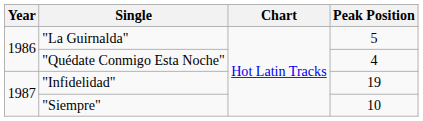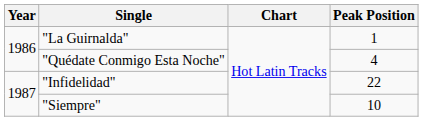(374, 37) 5 -> (374, 37) 1
(374, 82) 19 -> (374, 82) 22
